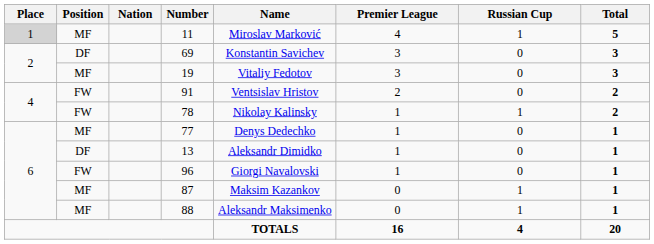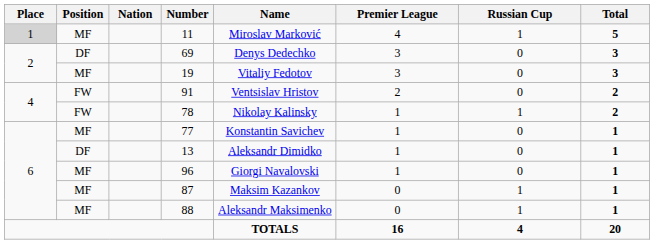(275, 53) Konstantin Savichev -> (275, 53) Denys Dedechko
(275, 131) Denys Dedechko -> (275, 131) Konstantin Savichev
(83, 170) FW -> (83, 170) MF
